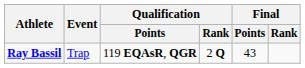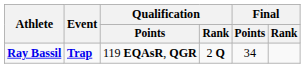(78, 53) normal -> (80, 53) bold
(250, 53) 43 -> (250, 53) 34
